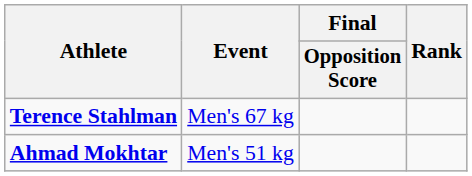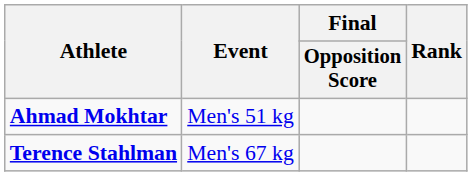rows swapped: (89, 152) <-> (93, 116)
